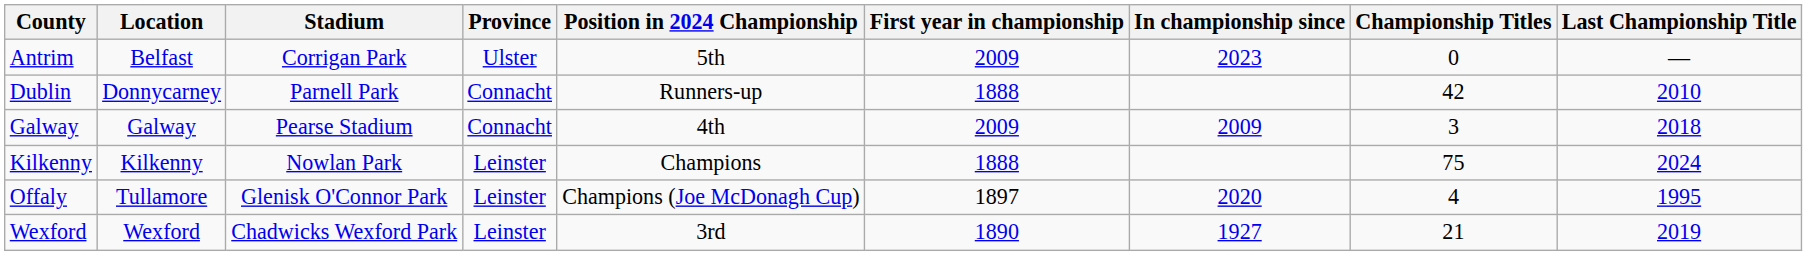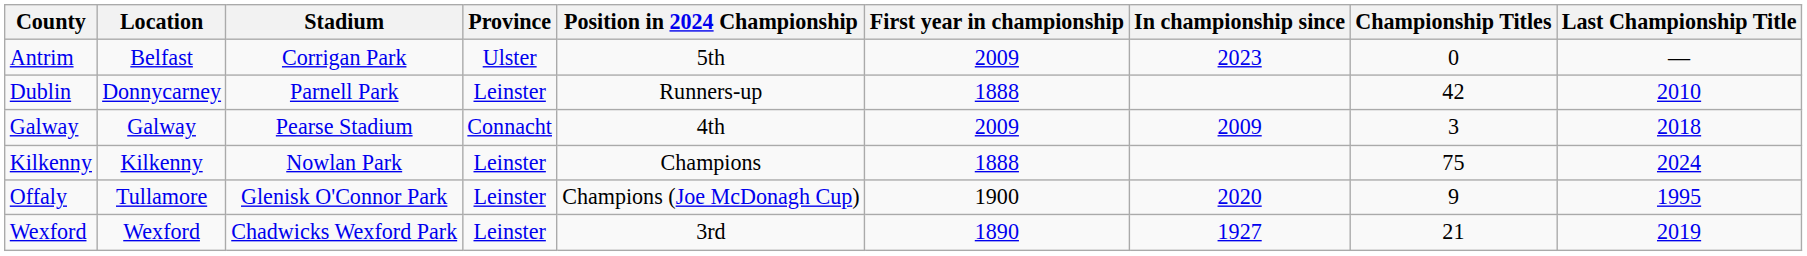(510, 92) Connacht -> (510, 92) Leinster
(997, 197) 1897 -> (997, 197) 1900
(1453, 197) 4 -> (1453, 197) 9
